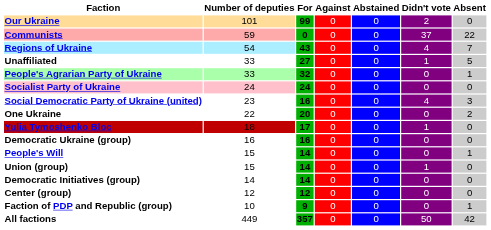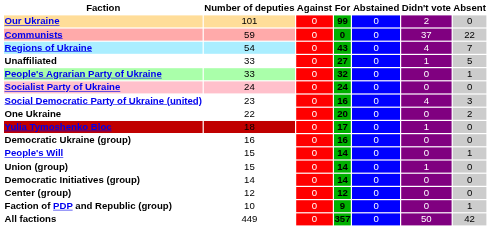columns swapped: (305, 8) <-> (333, 8)
